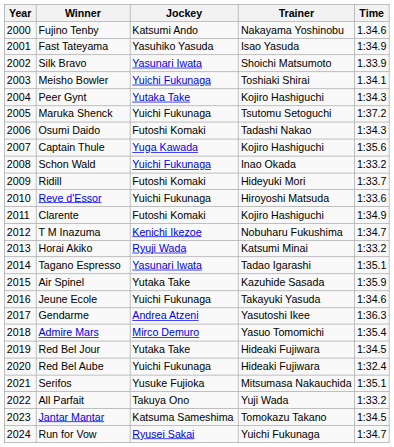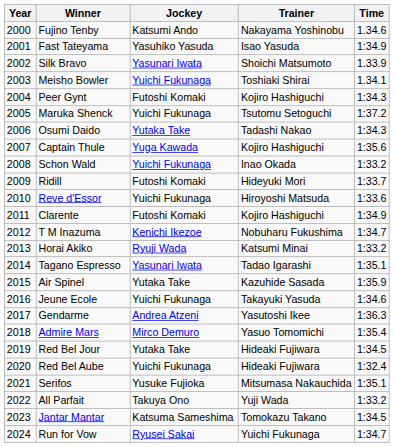(161, 97) Yutaka Take -> (169, 97) Futoshi Komaki
(169, 131) Futoshi Komaki -> (161, 131) Yutaka Take
